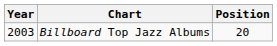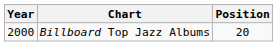(21, 32) 2003 -> (21, 32) 2000
